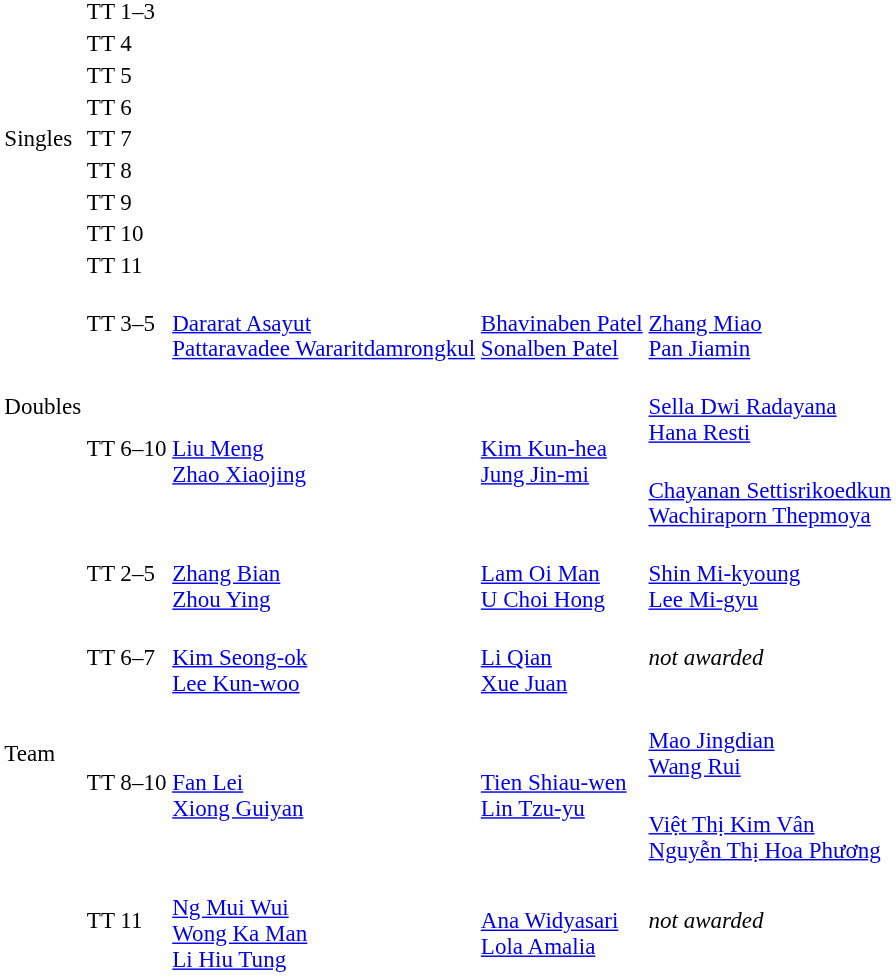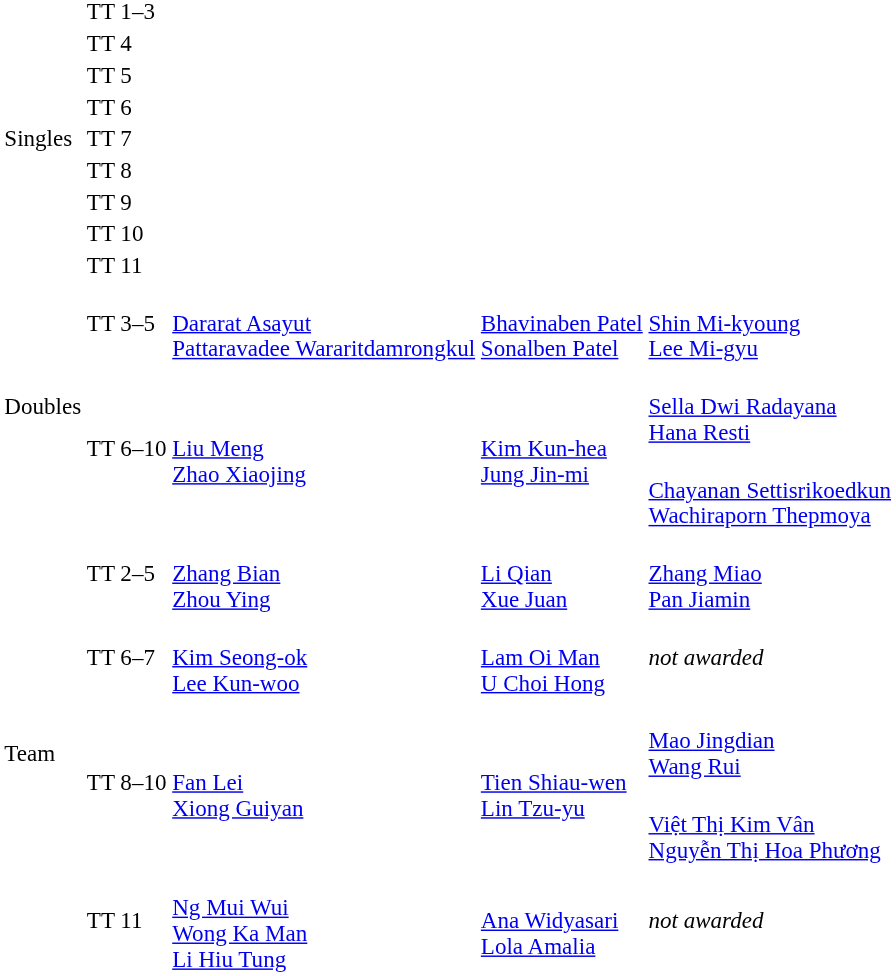(705, 336) Zhang Miao Pan Jiamin -> (724, 336) Shin Mi-kyoung Lee Mi-gyu
(543, 586) Lam Oi Man U Choi Hong -> (524, 586) Li Qian Xue Juan
(724, 586) Shin Mi-kyoung Lee Mi-gyu -> (705, 586) Zhang Miao Pan Jiamin
(524, 670) Li Qian Xue Juan -> (543, 670) Lam Oi Man U Choi Hong
